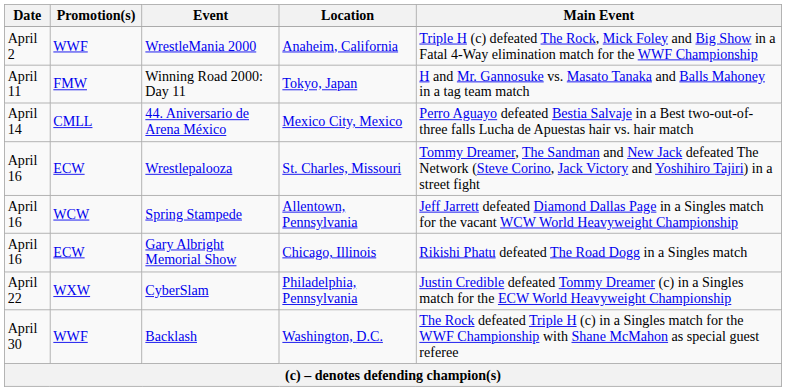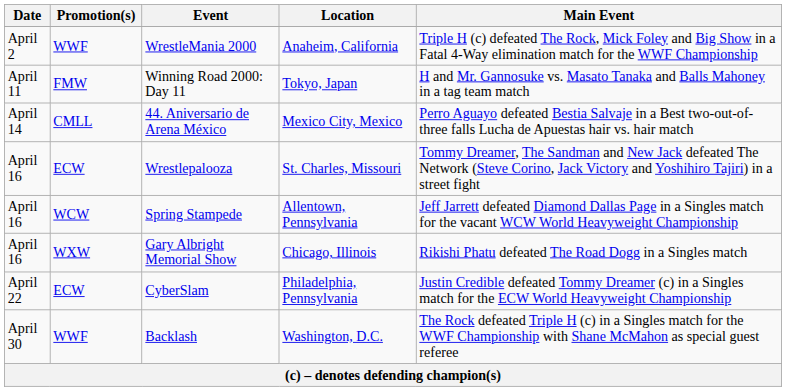(69, 252) ECW -> (72, 252) WXW
(72, 290) WXW -> (69, 290) ECW
